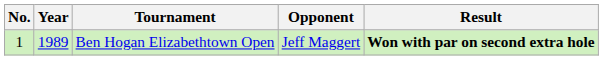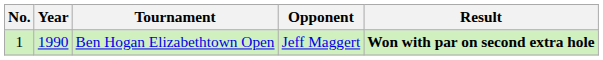(53, 42) 1989 -> (53, 42) 1990
